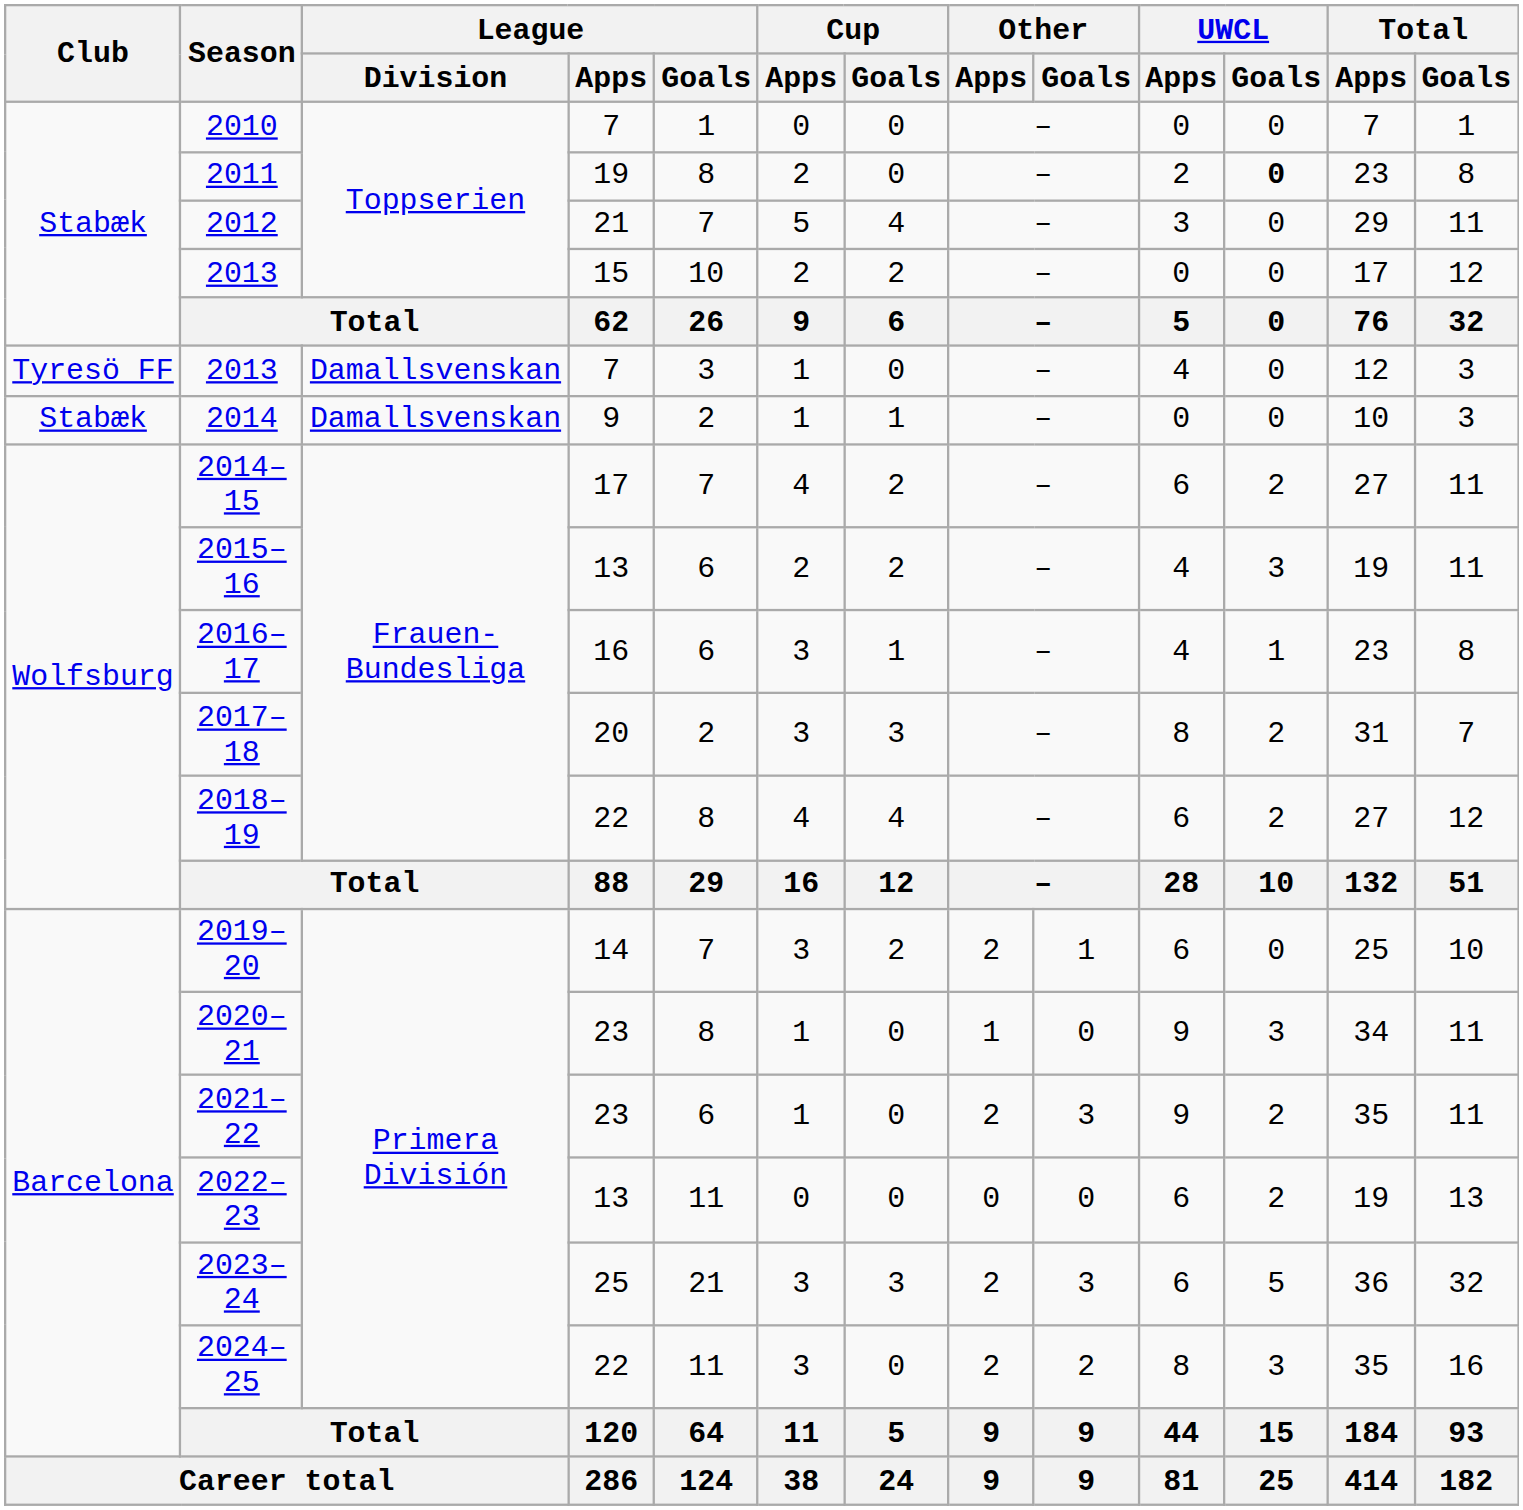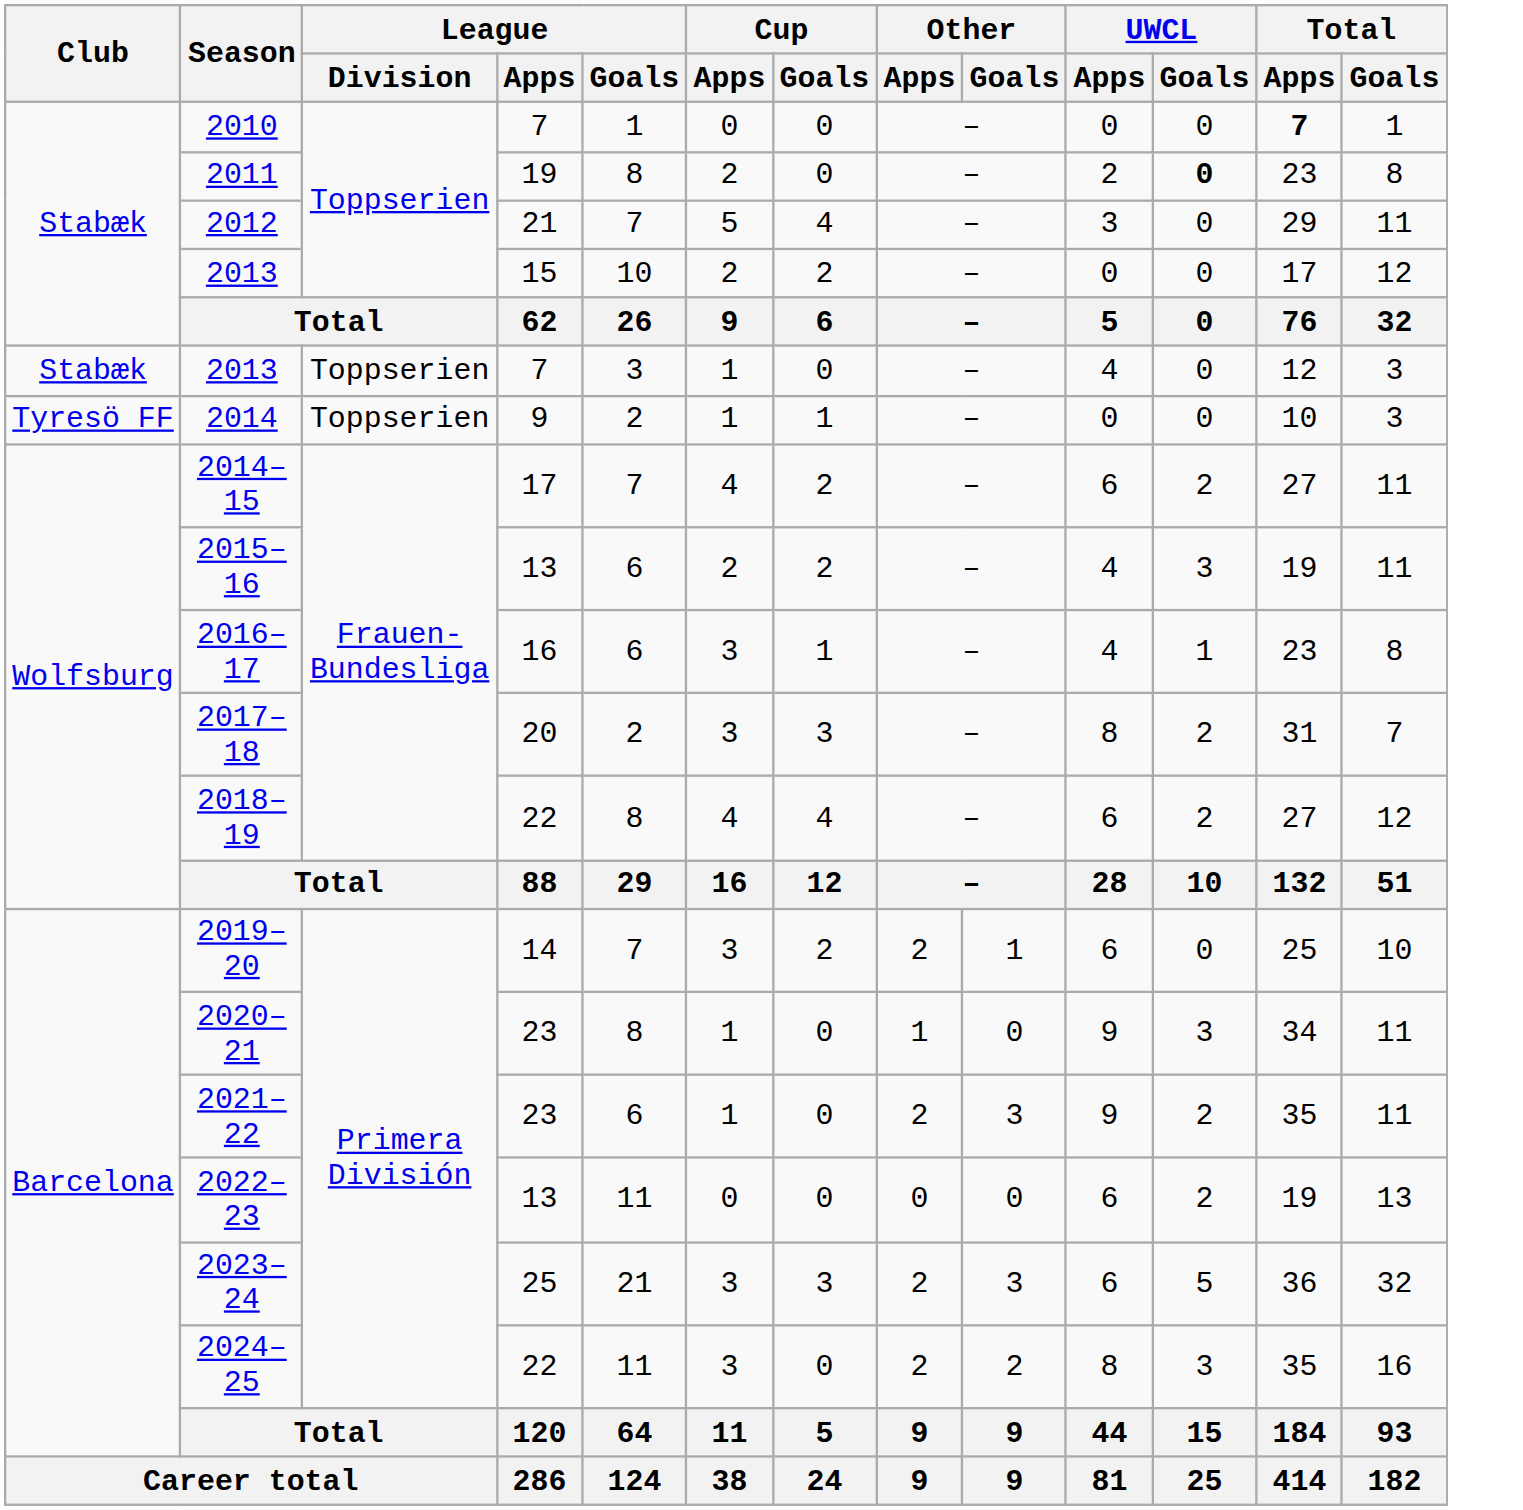(1371, 127) normal -> (1299, 127) bold
(93, 371) Tyresö FF -> (93, 371) Stabæk
(436, 371) Damallsvenskan -> (400, 371) Toppserien
(93, 419) Stabæk -> (93, 419) Tyresö FF
(436, 419) Damallsvenskan -> (400, 419) Toppserien
